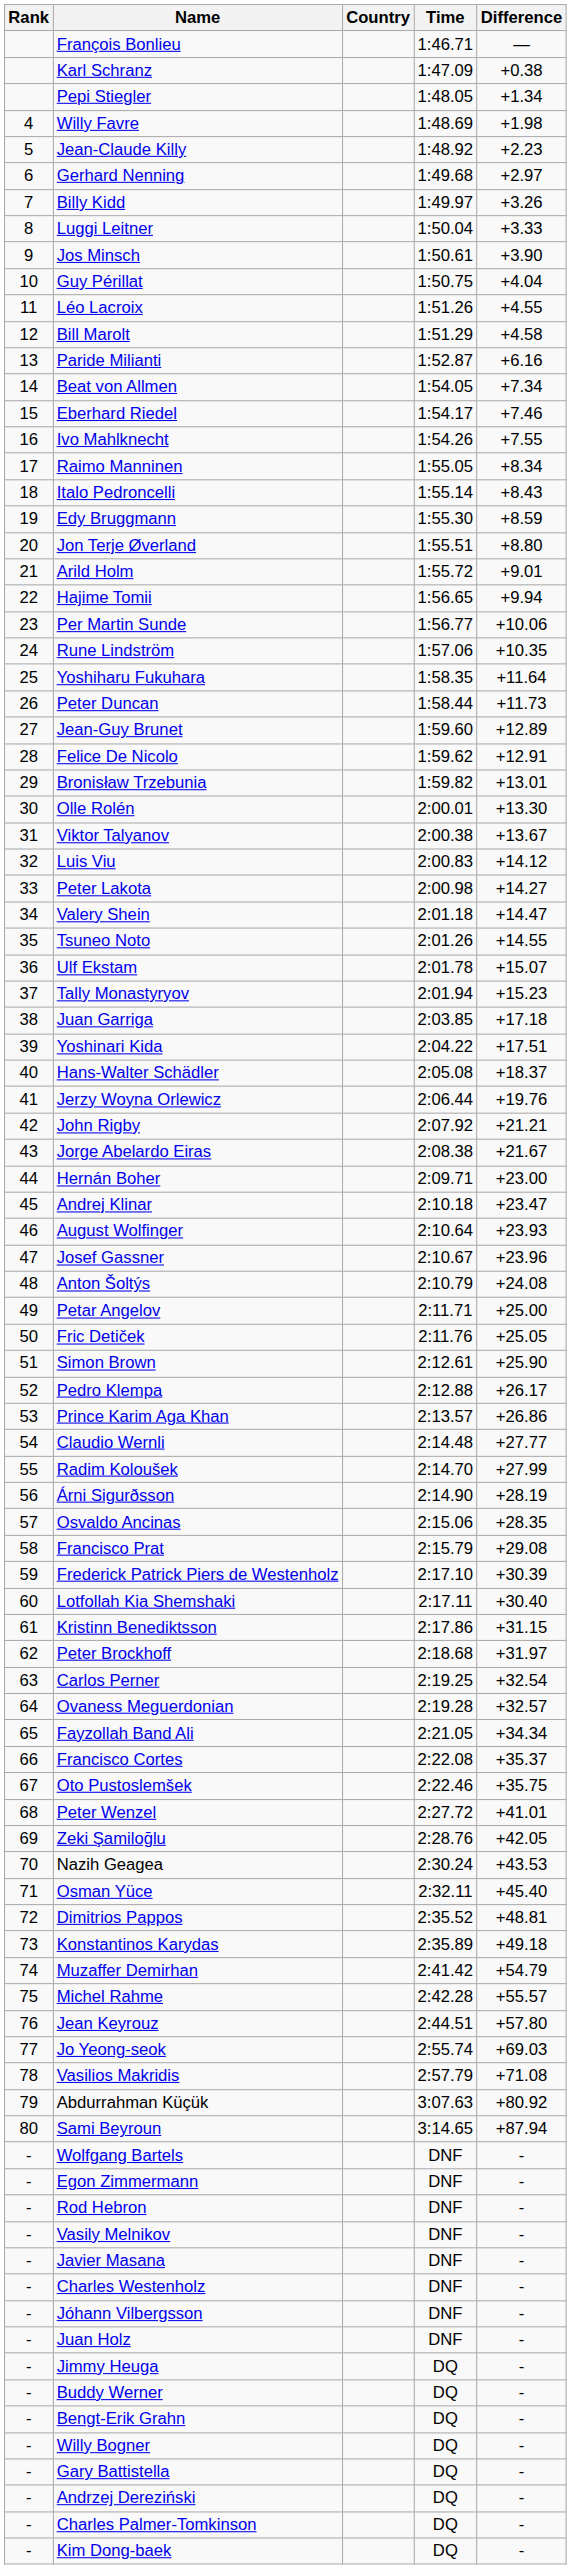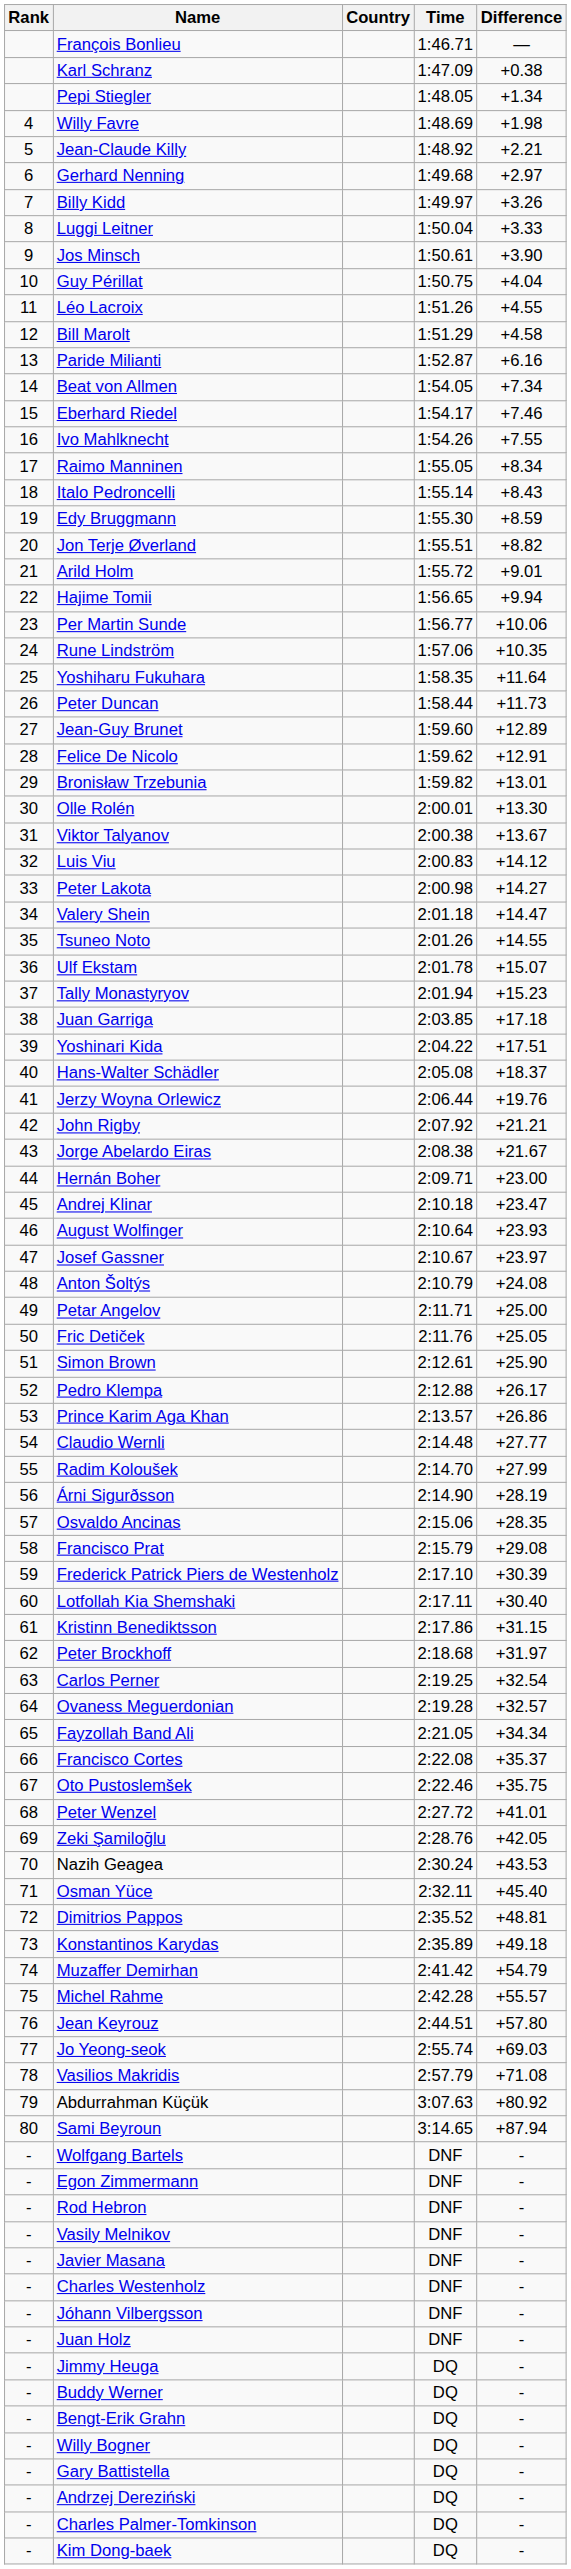(521, 149) +2.23 -> (521, 149) +2.21
(521, 545) +8.80 -> (521, 545) +8.82
(521, 1258) +23.96 -> (521, 1258) +23.97
